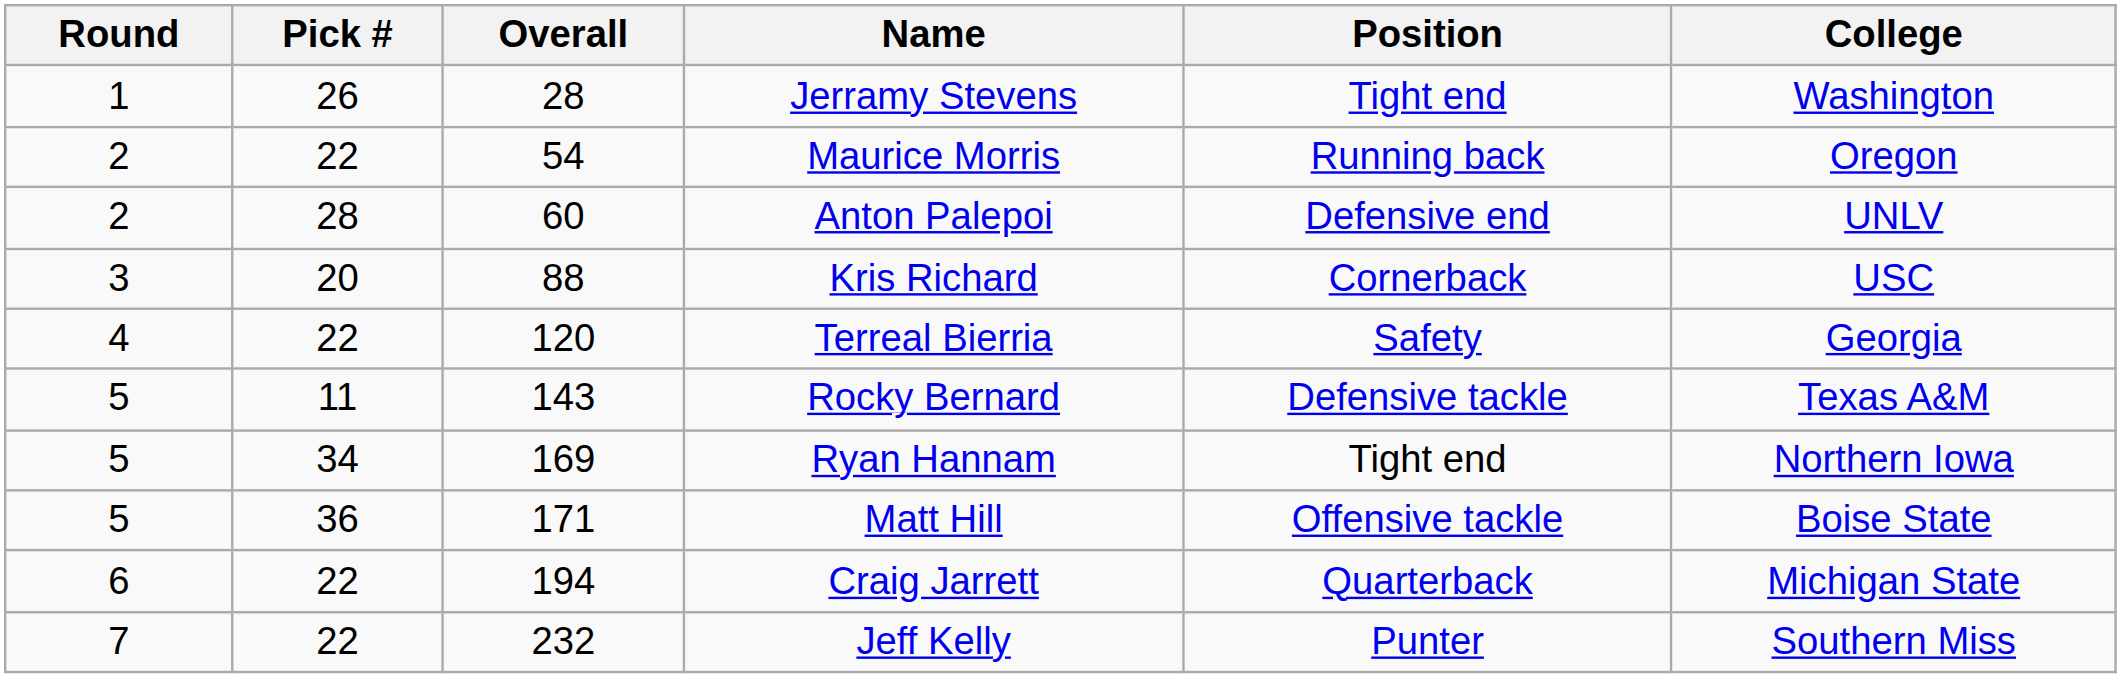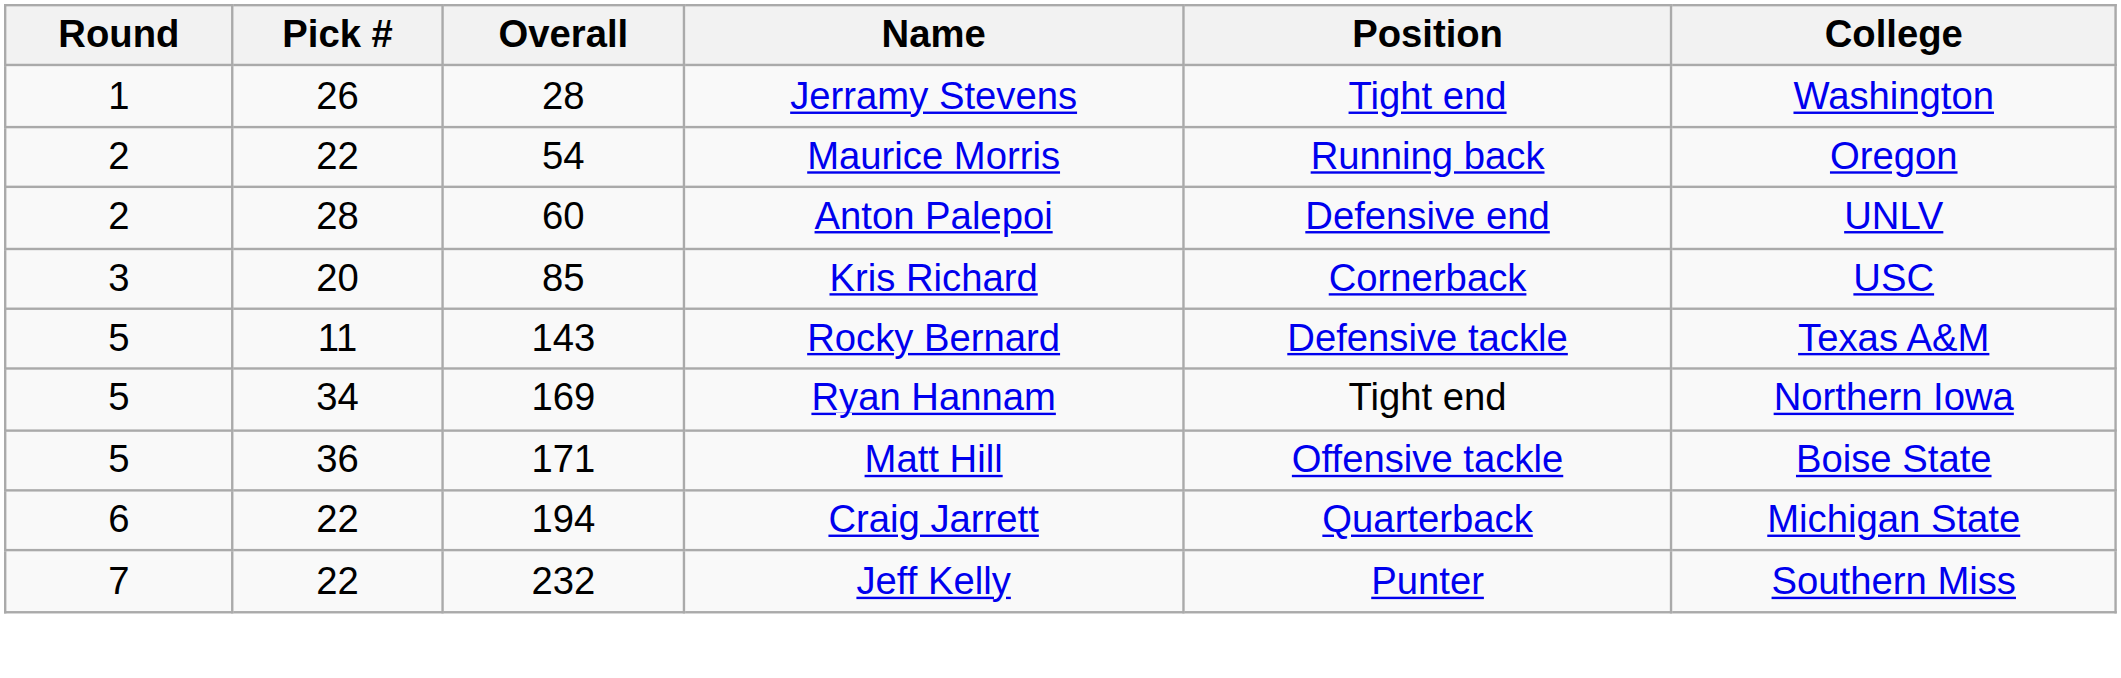(563, 277) 88 -> (563, 277) 85
- row: (934, 338)
